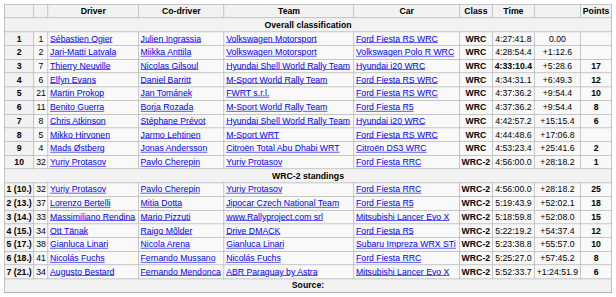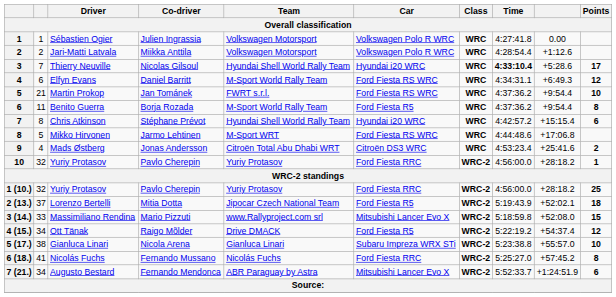(397, 38) Ford Fiesta RS WRC -> (405, 38) Volkswagen Polo R WRC
